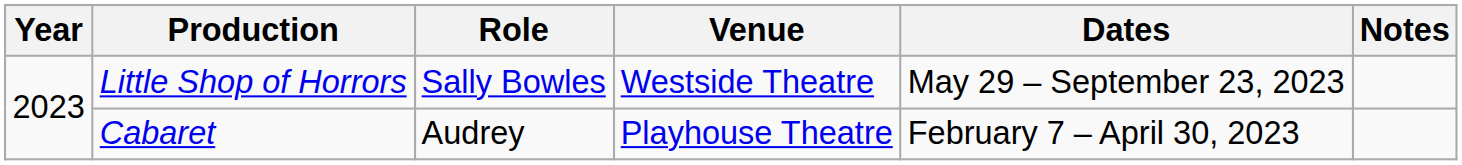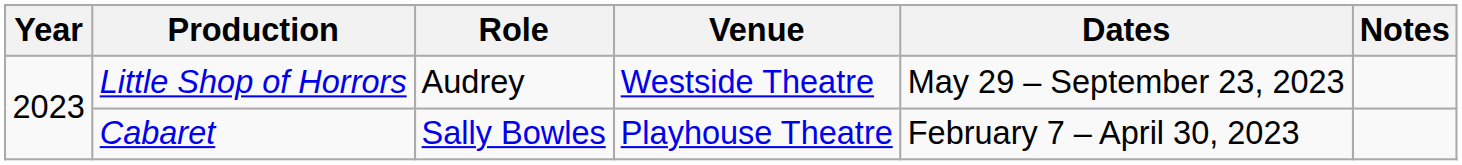(514, 81) Sally Bowles -> (473, 81) Audrey
(473, 133) Audrey -> (514, 133) Sally Bowles
